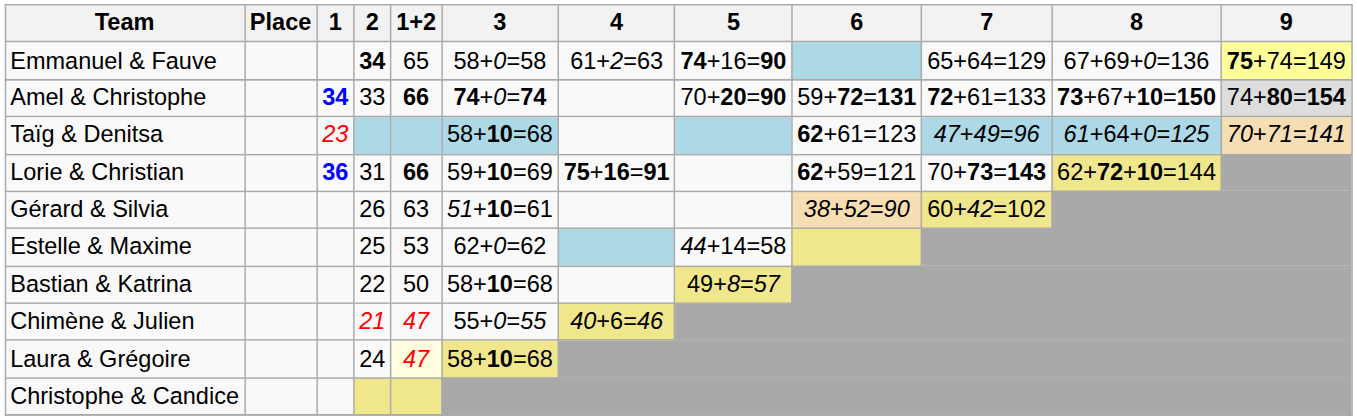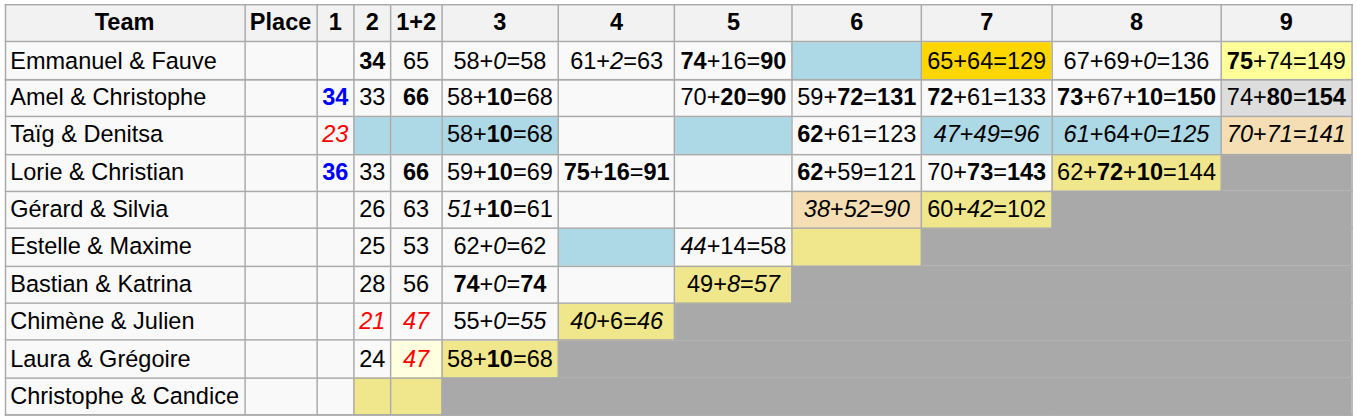(987, 60) no background -> (987, 60) gold background
(500, 97) 74+0=74 -> (500, 97) 58+10=68
(372, 172) 31 -> (372, 172) 33
(372, 284) 22 -> (372, 284) 28
(416, 284) 50 -> (416, 284) 56
(500, 284) 58+10=68 -> (500, 284) 74+0=74
